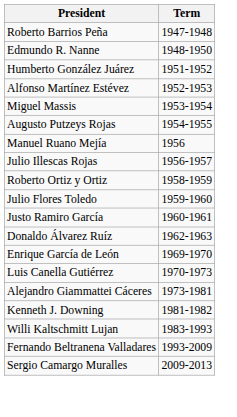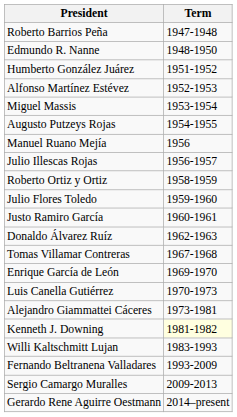+ row: (68, 254)
(187, 310) no background -> (192, 328) lightyellow background
+ row: (84, 402)
